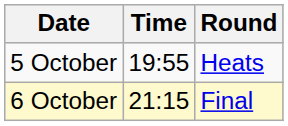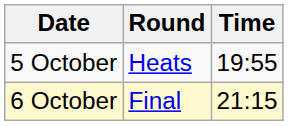columns swapped: (159, 23) <-> (239, 23)
